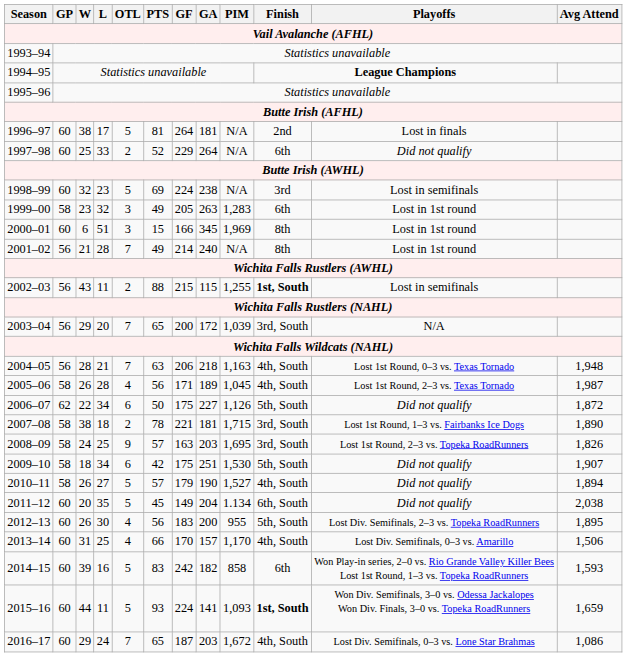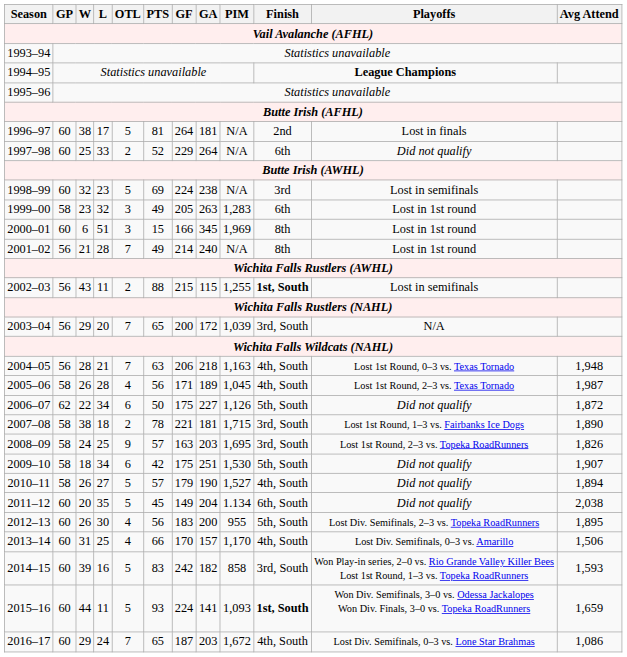(283, 568) 6th -> (283, 568) 3rd, South
